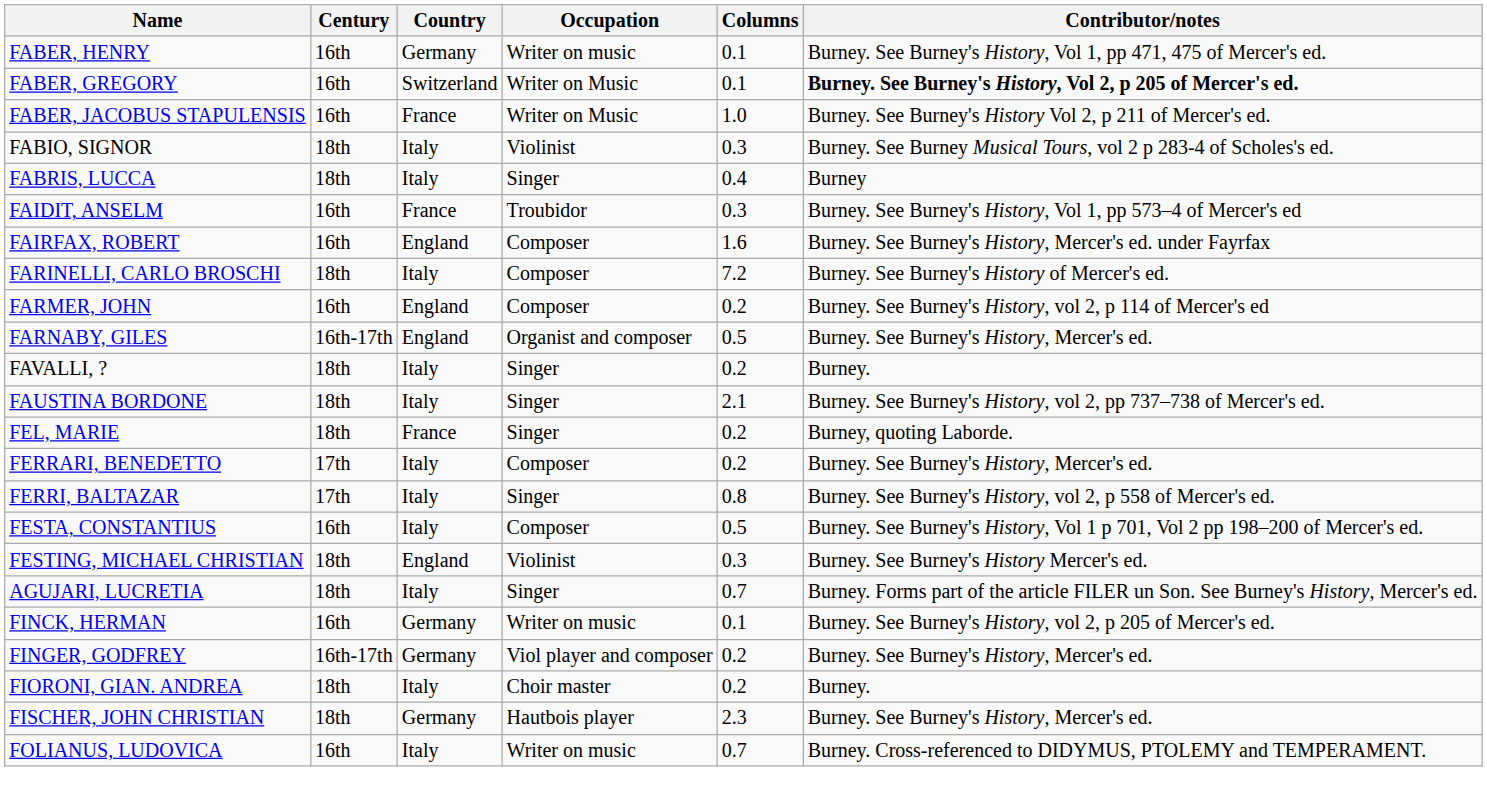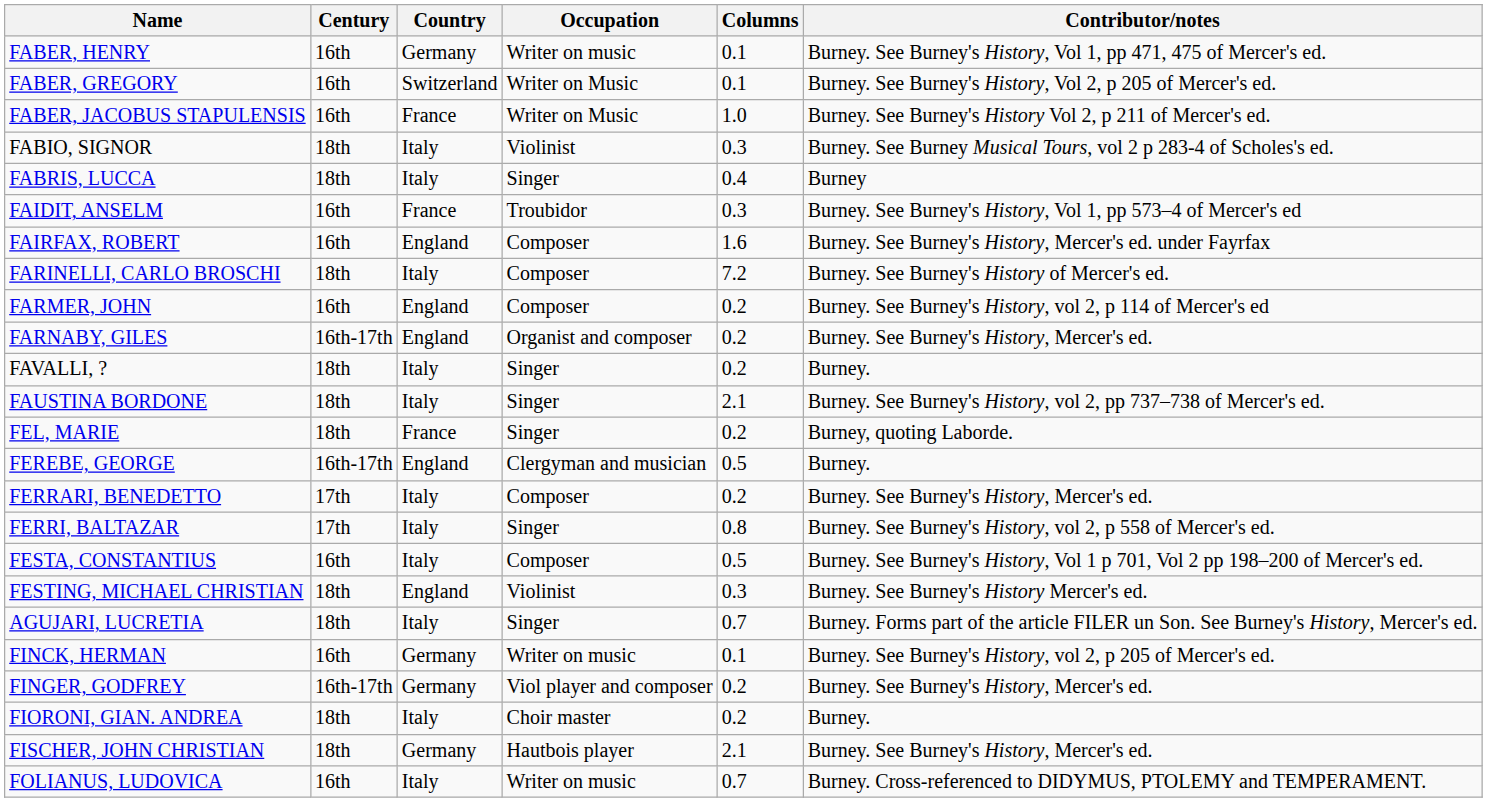(1053, 83) bold -> (1042, 83) normal
(734, 337) 0.5 -> (734, 337) 0.2
+ row: (92, 464)
(734, 718) 2.3 -> (734, 749) 2.1
